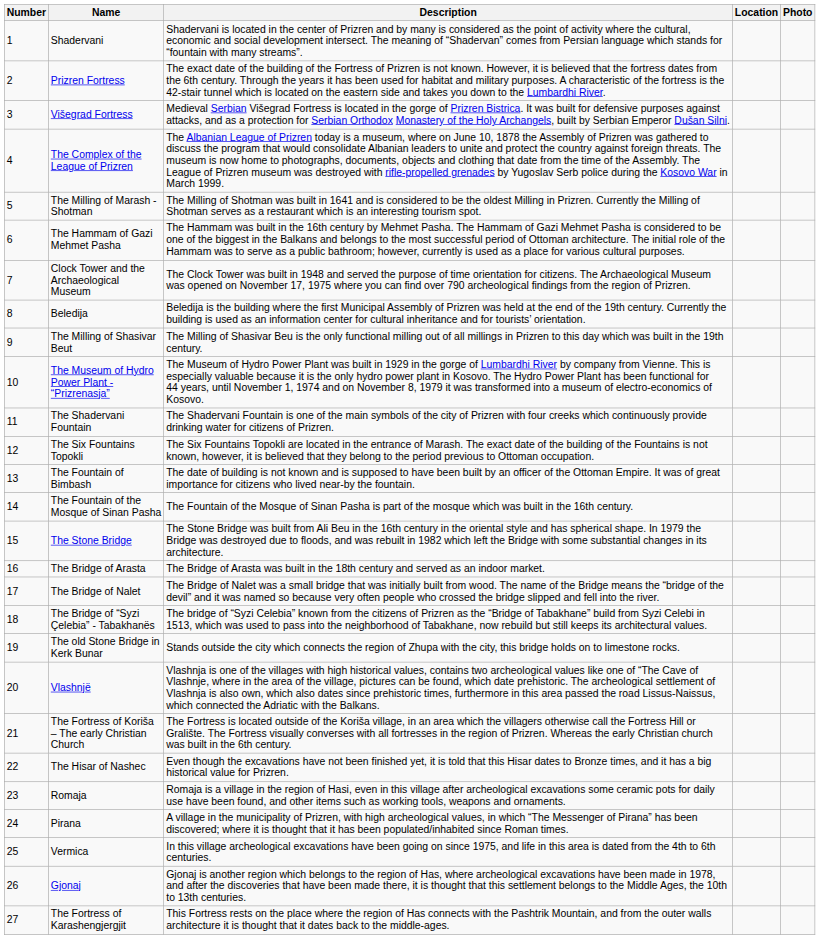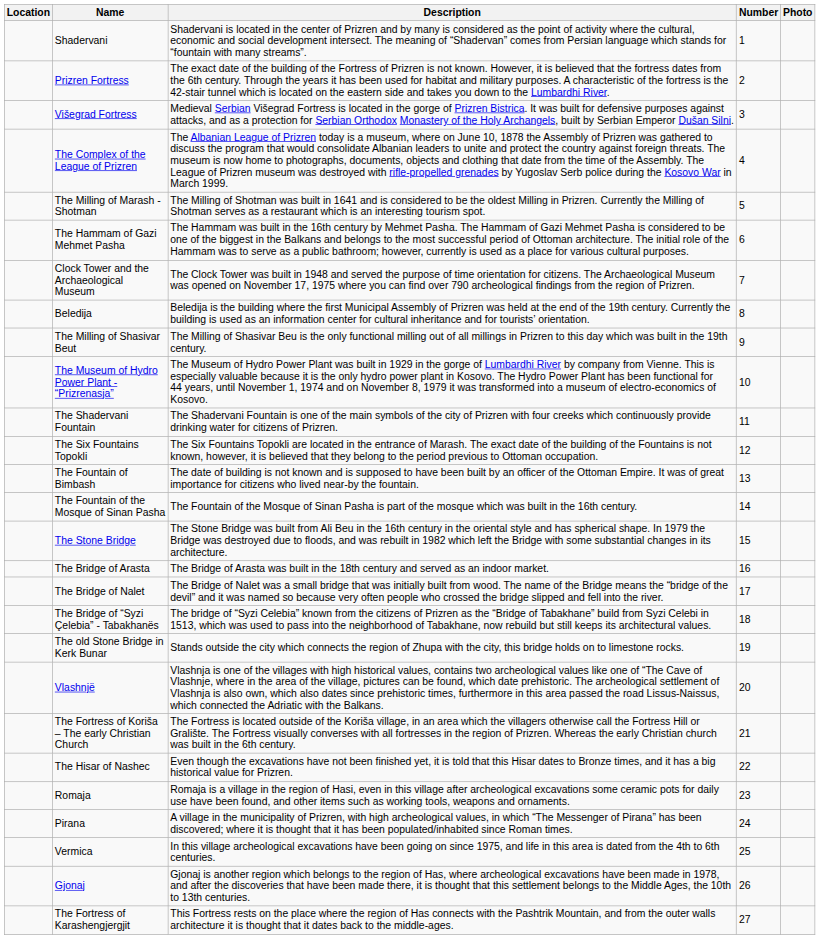columns swapped: (26, 12) <-> (757, 12)
